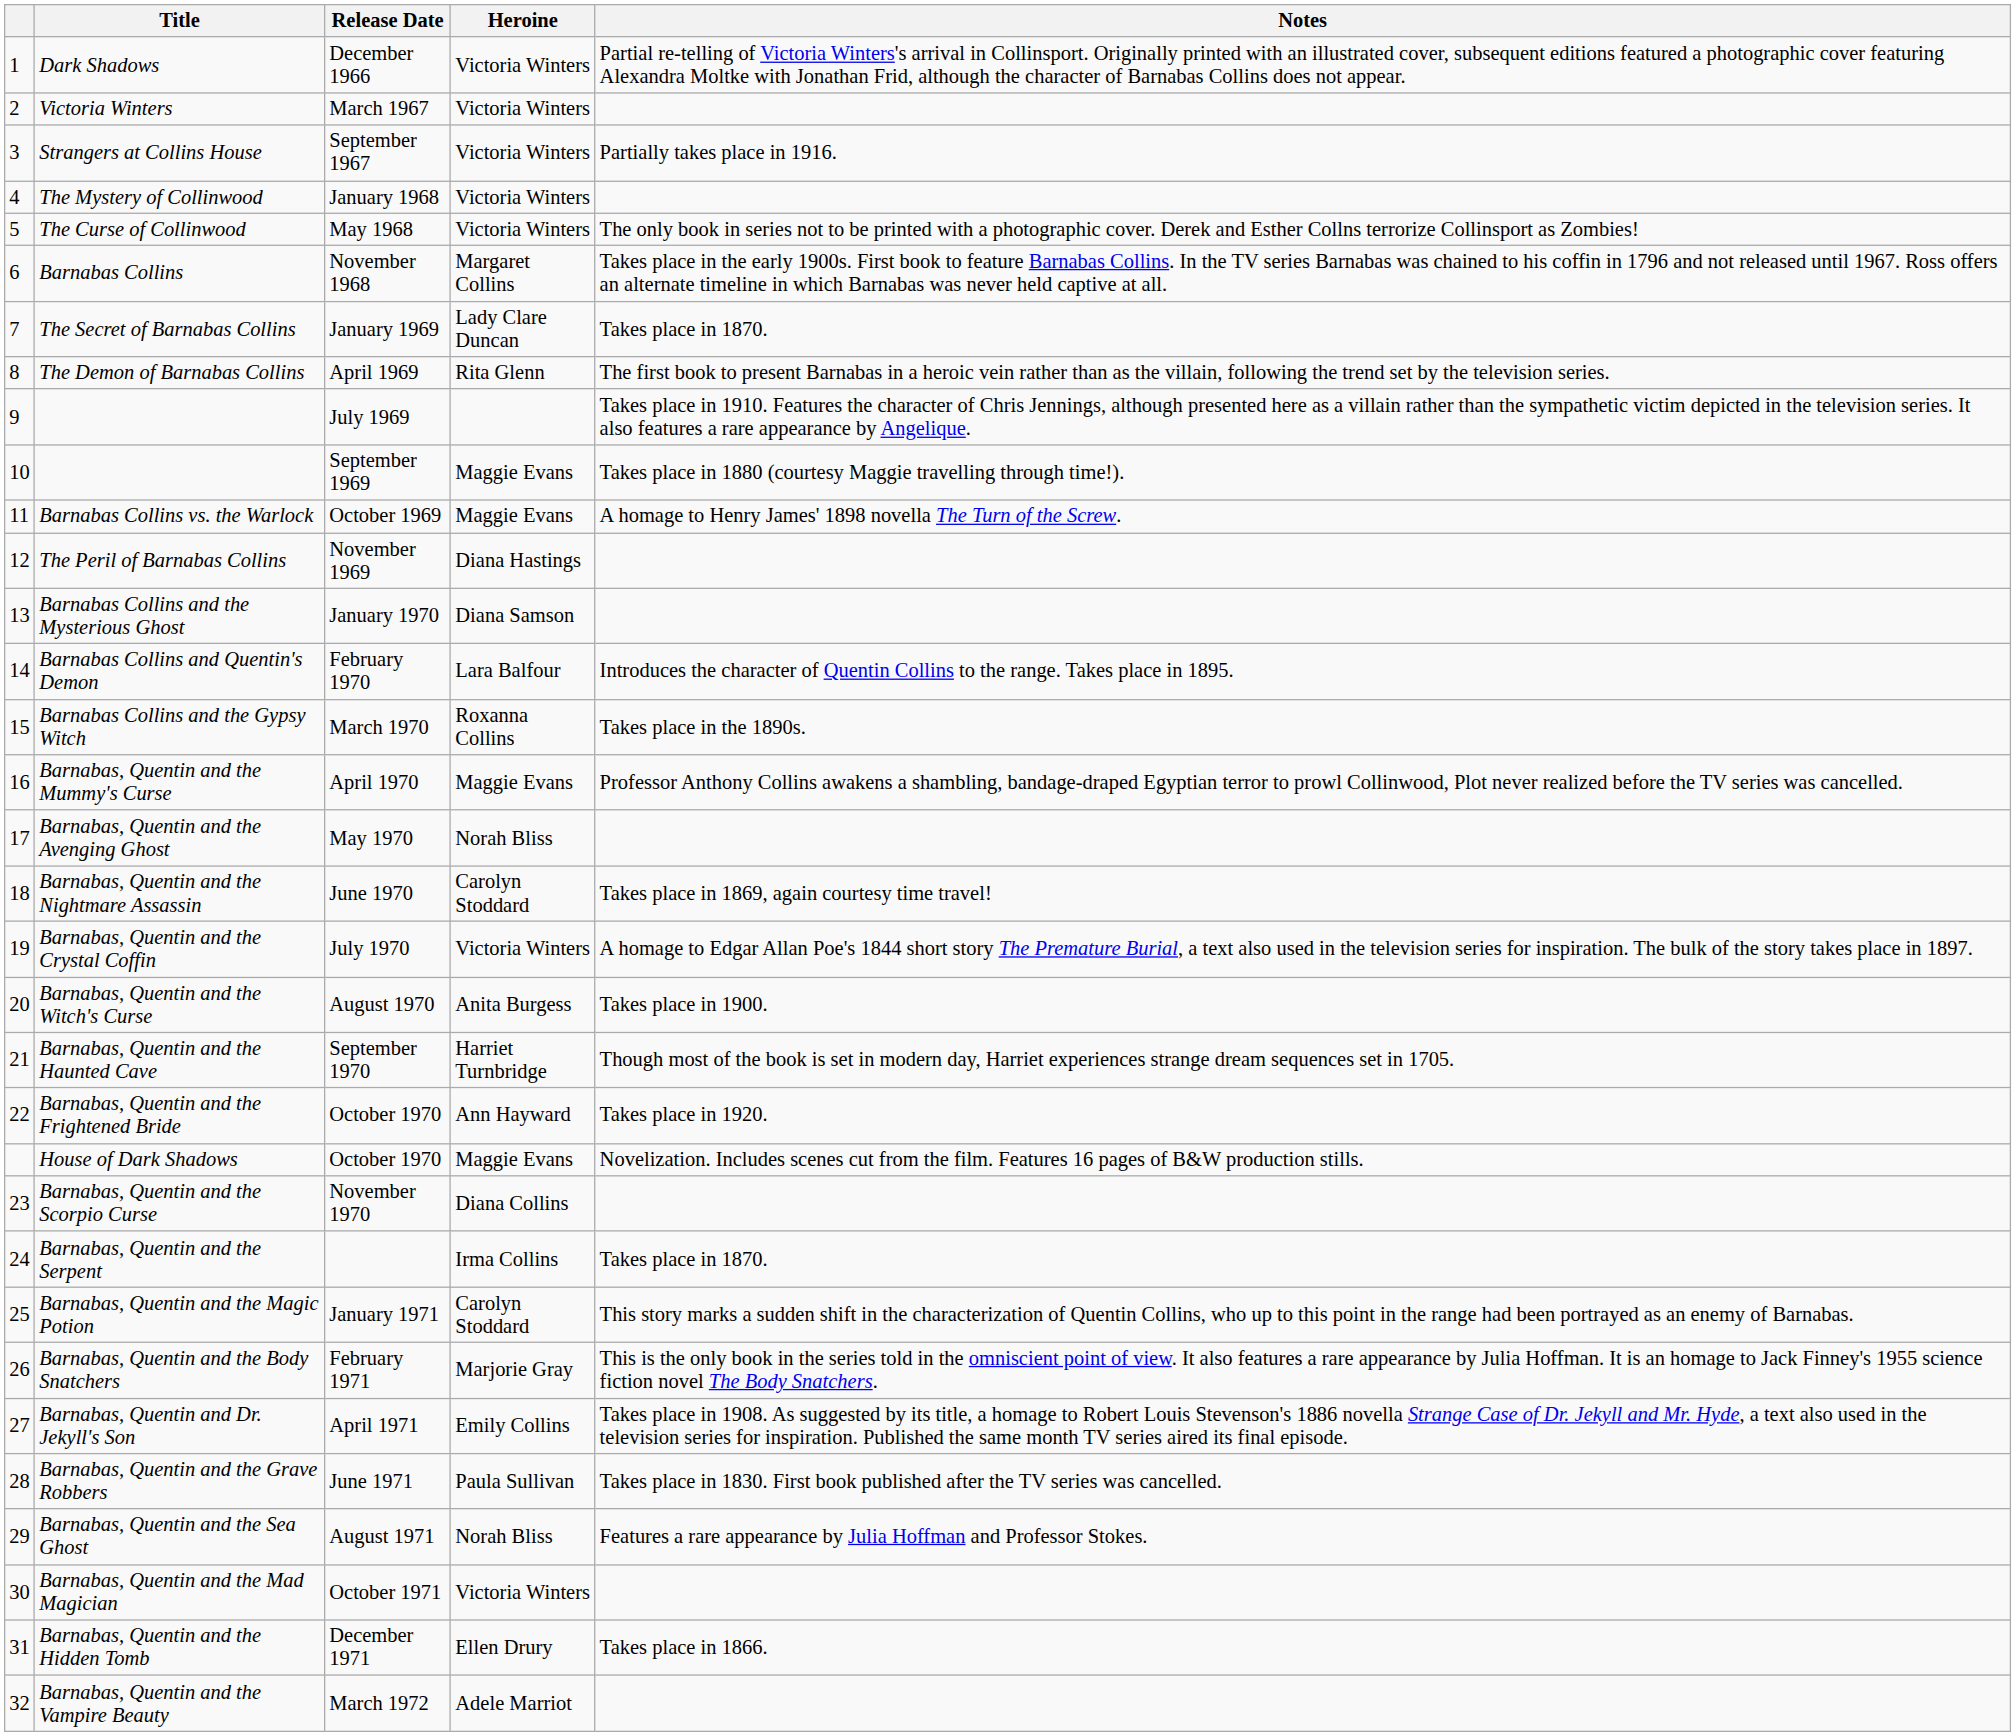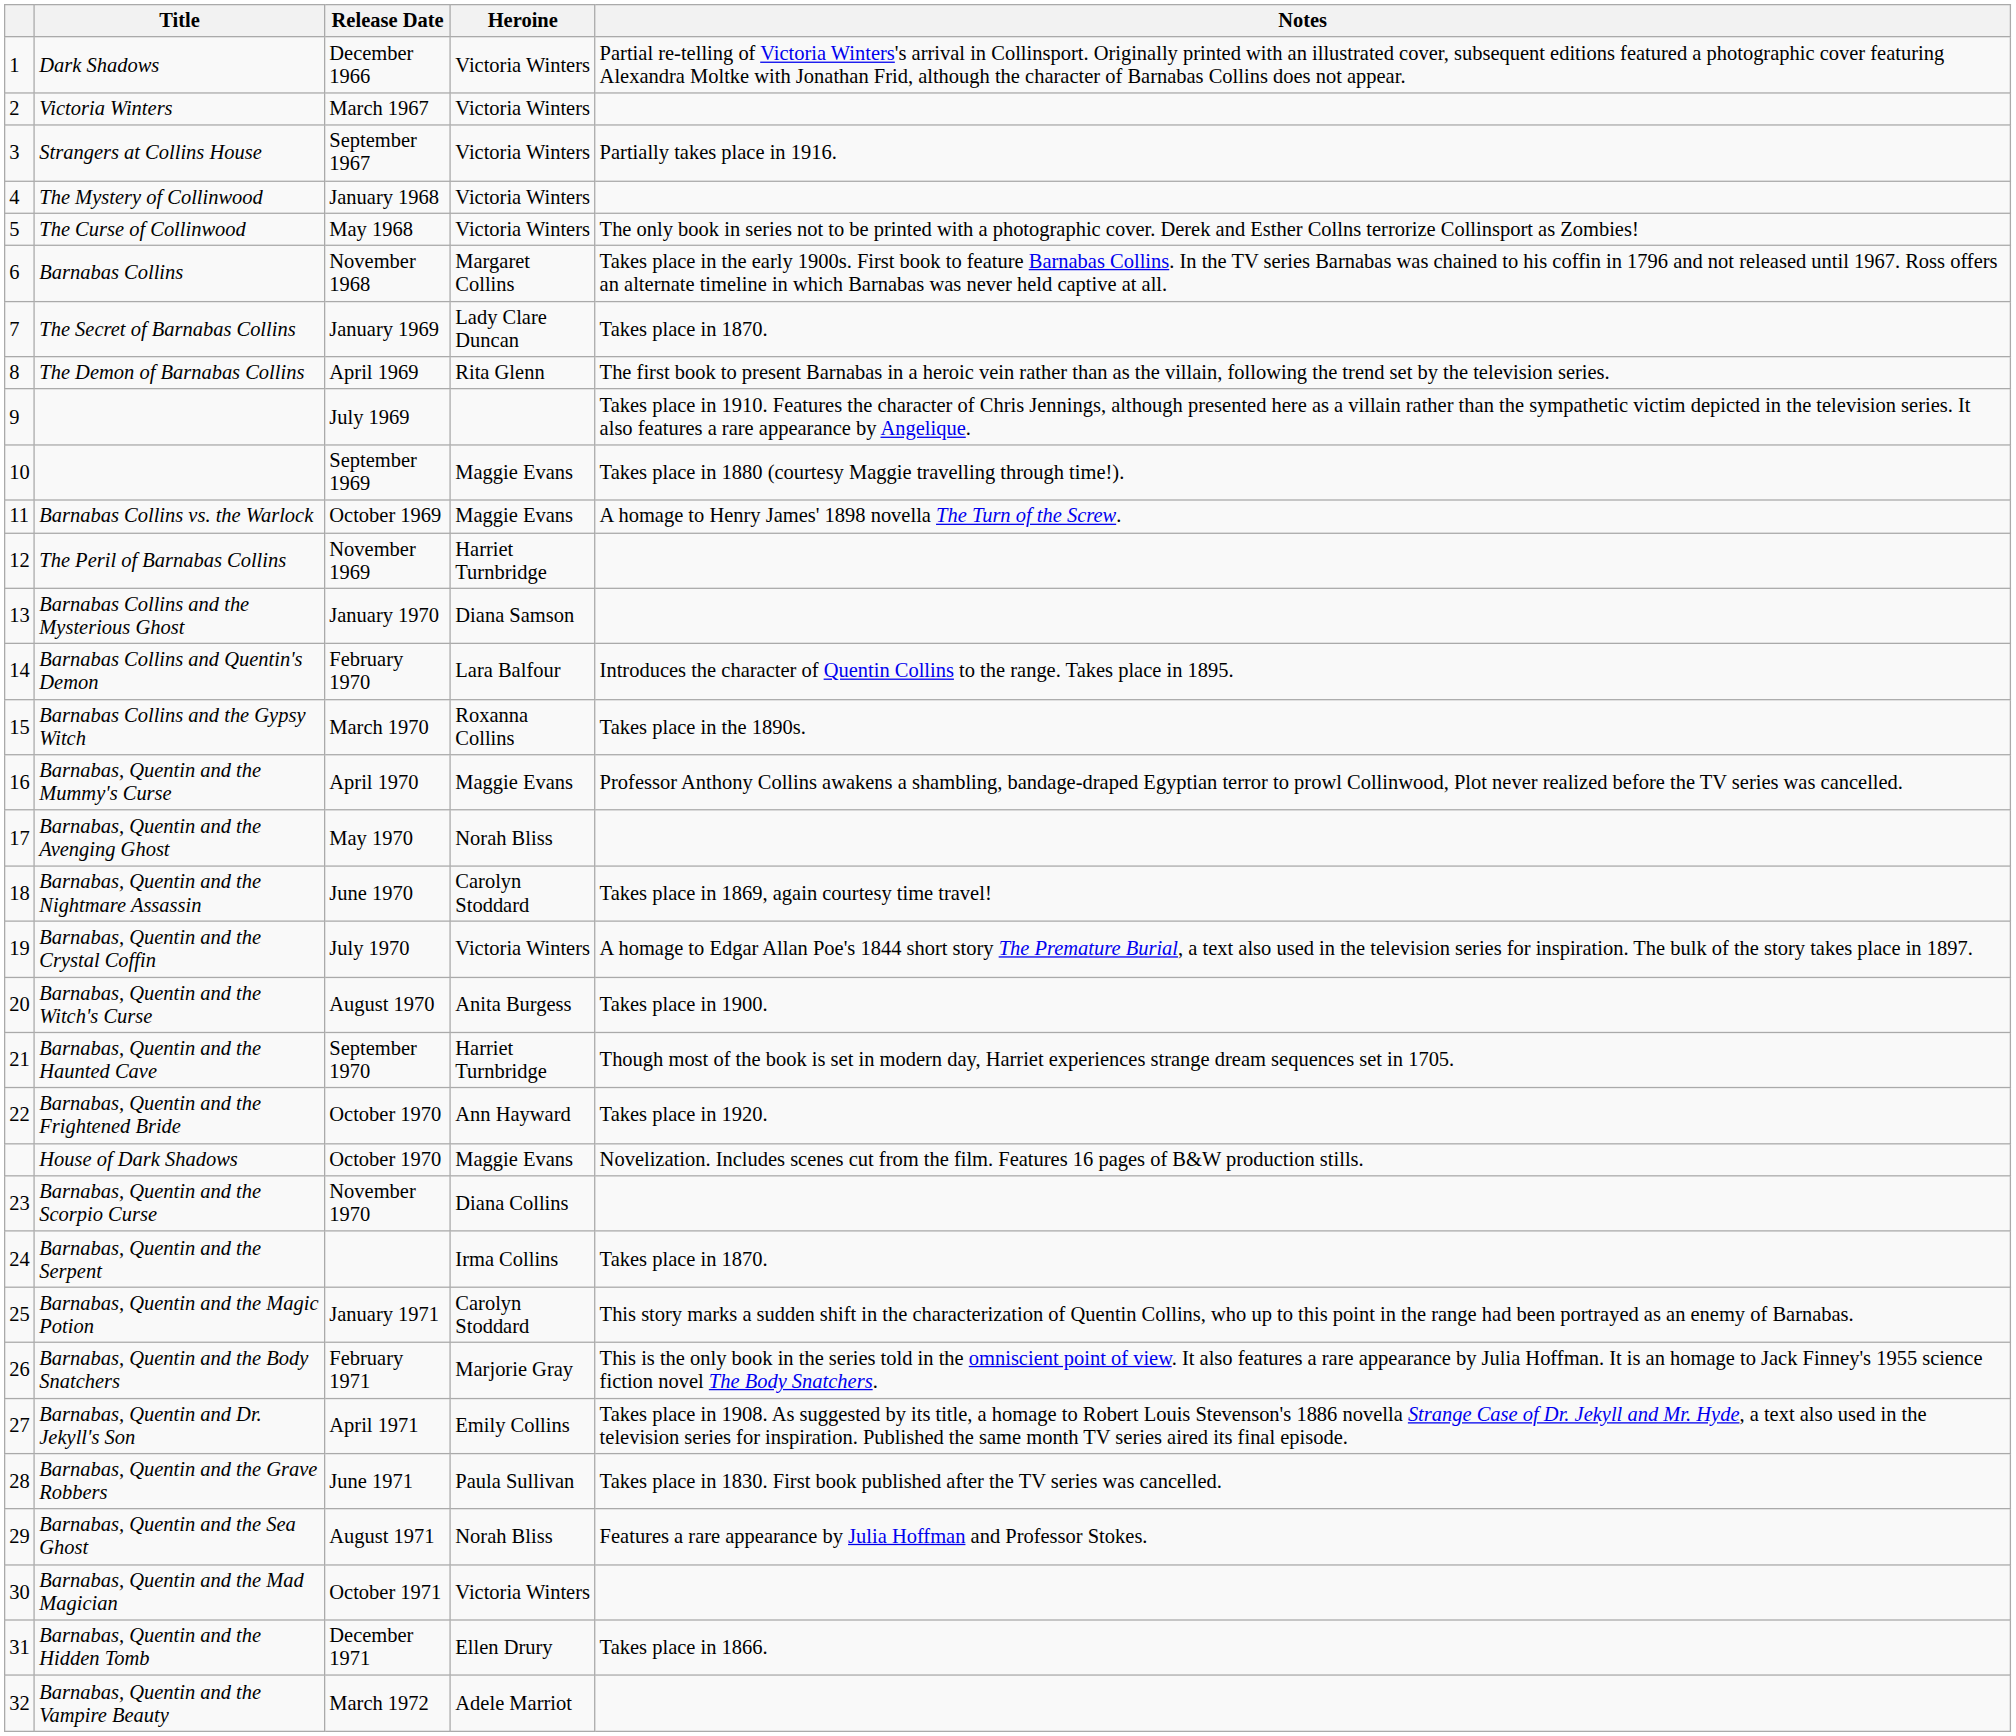(518, 560) Diana Hastings -> (501, 560) Harriet Turnbridge
